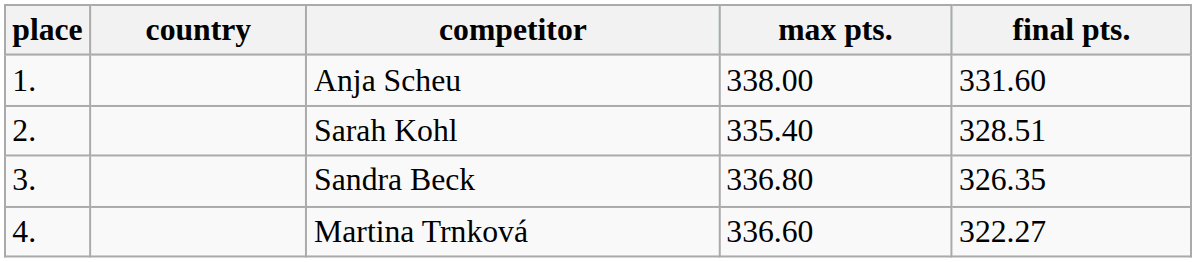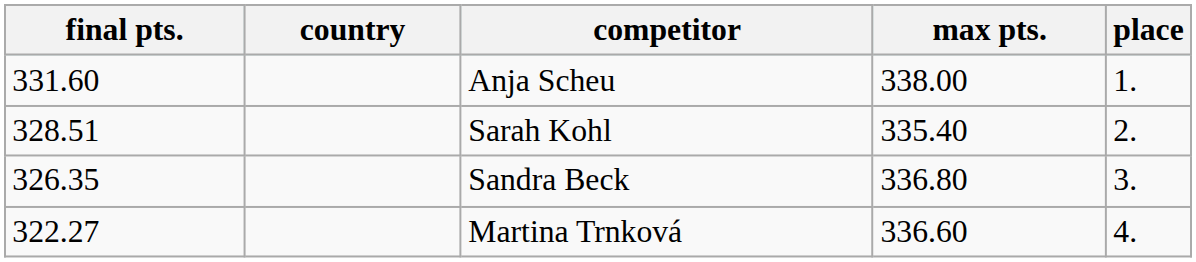columns swapped: (47, 29) <-> (1071, 29)
